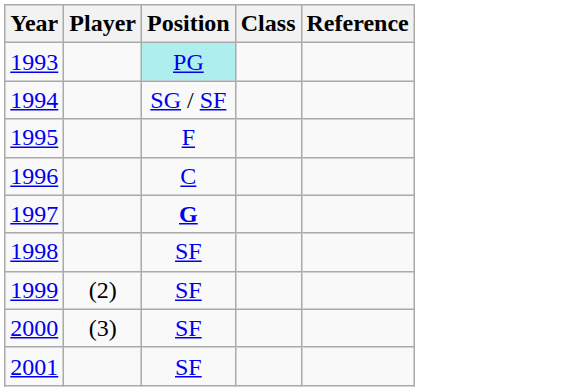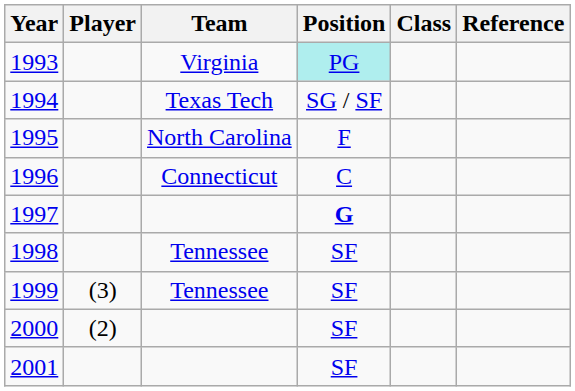+ column: (219, 23)
(103, 289) (2) -> (103, 289) (3)
(103, 328) (3) -> (103, 328) (2)
